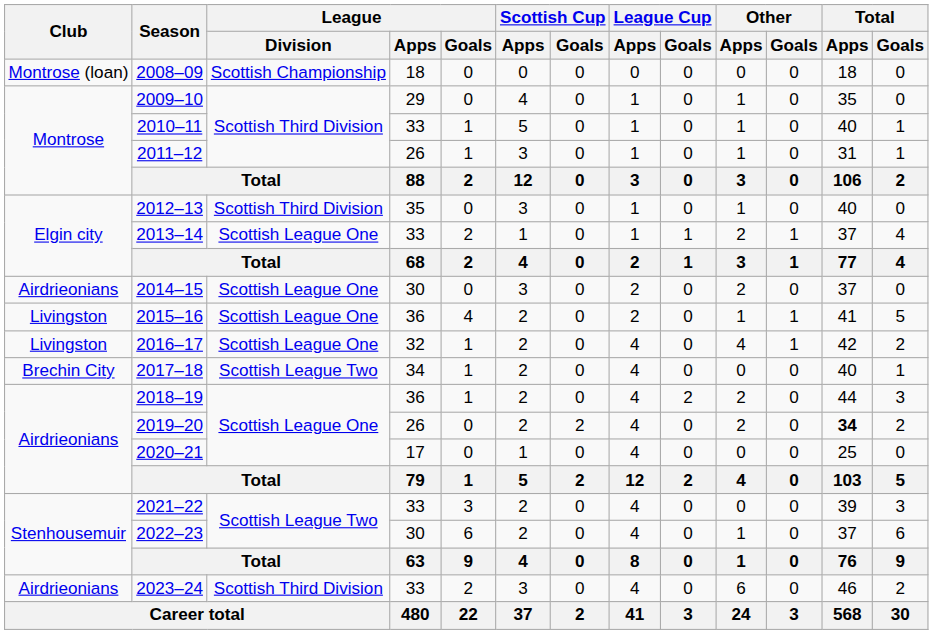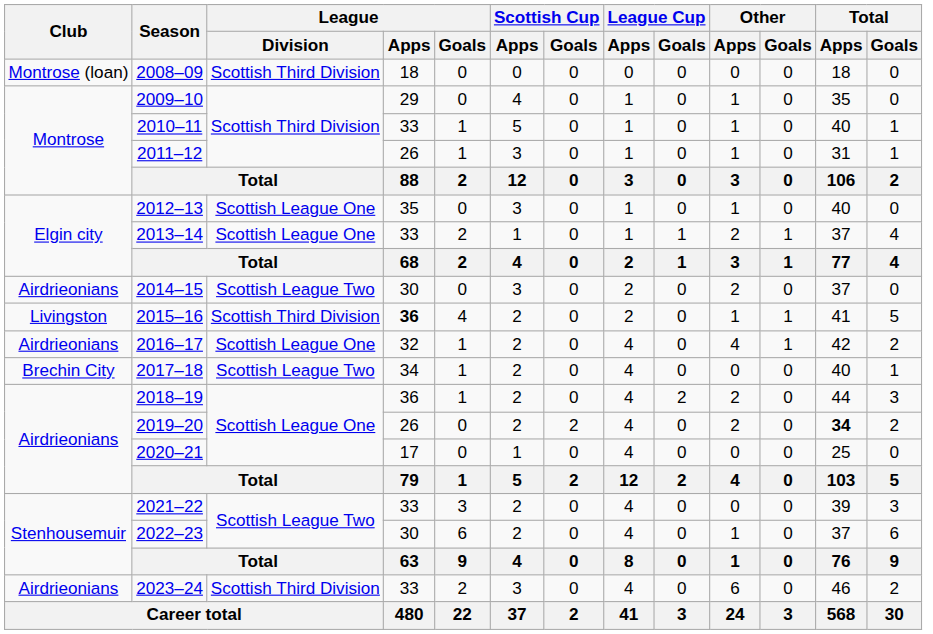(298, 72) Scottish Championship -> (295, 72) Scottish Third Division
(298, 208) Scottish Third Division -> (295, 208) Scottish League One
(298, 289) Scottish League One -> (295, 289) Scottish League Two
(298, 316) Scottish League One -> (295, 316) Scottish Third Division
(415, 316) normal -> (409, 316) bold
(68, 343) Livingston -> (68, 343) Airdrieonians
